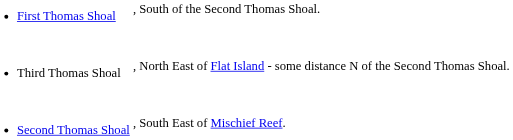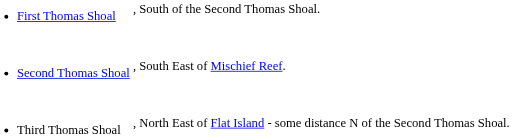rows swapped: (58, 130) <-> (58, 73)
